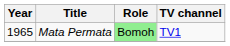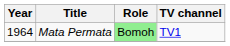(20, 32) 1965 -> (20, 32) 1964
